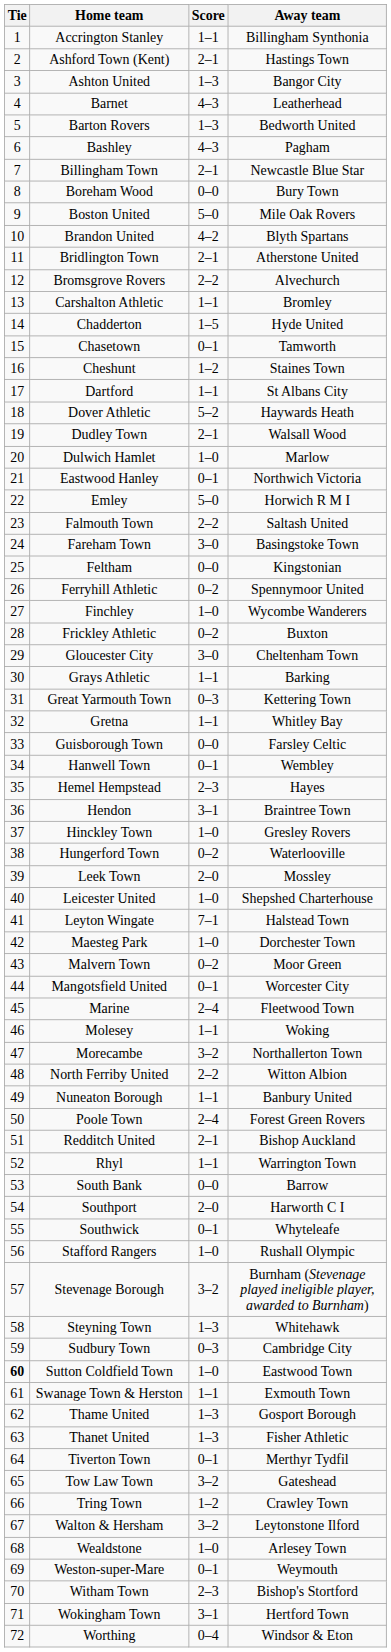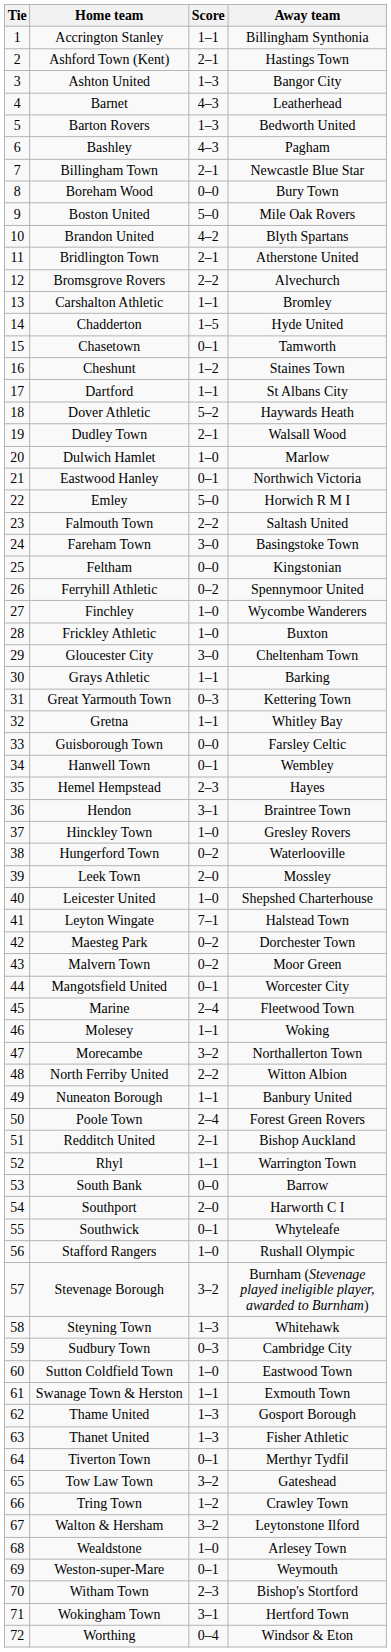(208, 633) 0–2 -> (208, 633) 1–0
(208, 942) 1–0 -> (208, 942) 0–2
(17, 1371) bold -> (17, 1371) normal
